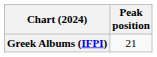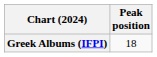(131, 43) 21 -> (131, 43) 18
